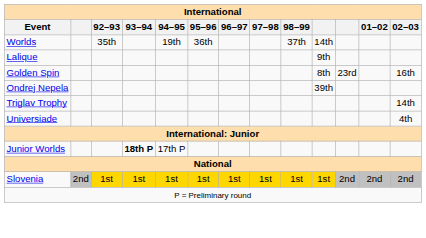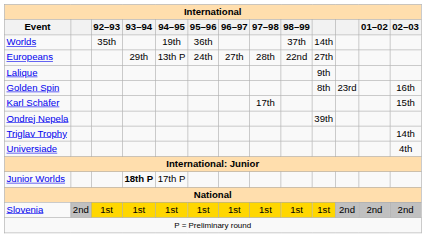+ row: (30, 57)
+ row: (33, 103)
